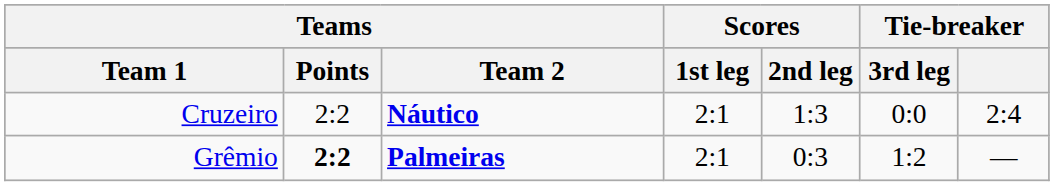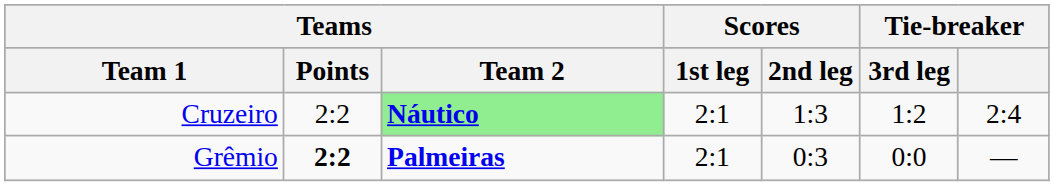(433, 113) no background -> (433, 113) lightgreen background
(909, 113) 0:0 -> (909, 113) 1:2
(909, 157) 1:2 -> (909, 157) 0:0
